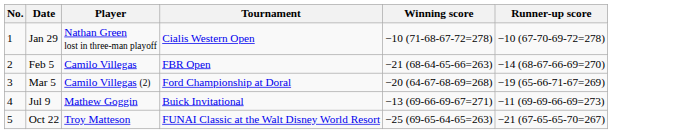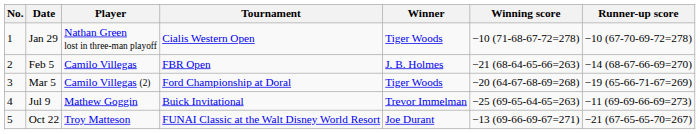+ column: (426, 13)
(439, 101) −13 (69-66-69-67=271) -> (526, 101) −25 (69-65-64-65=263)
(439, 120) −25 (69-65-64-65=263) -> (526, 120) −13 (69-66-69-67=271)
